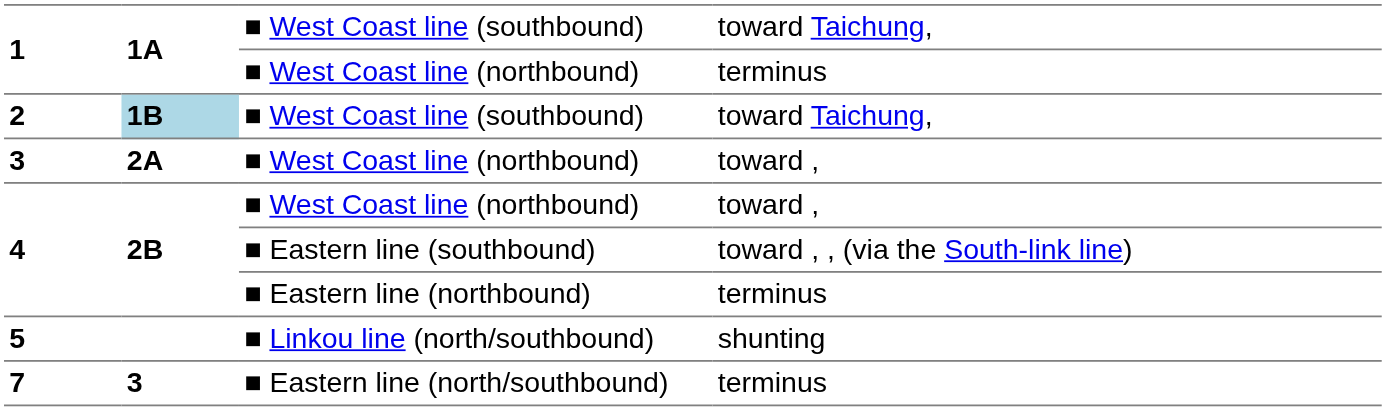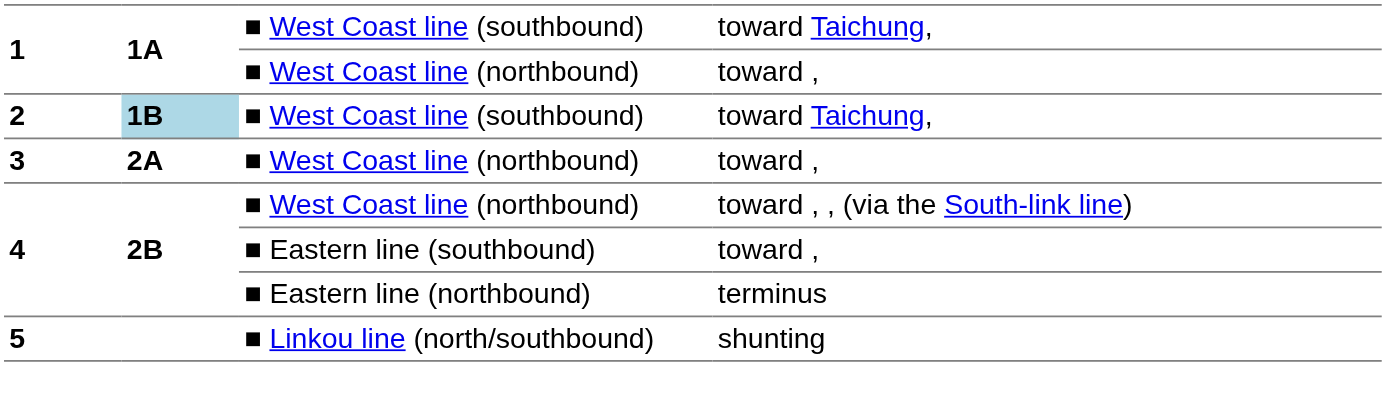(772, 71) terminus -> (768, 71) toward ,
(768, 204) toward , -> (925, 204) toward , , (via the South-link line)
(925, 249) toward , , (via the South-link line) -> (768, 249) toward ,
- row: (17, 382)
